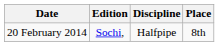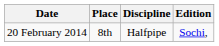columns swapped: (110, 13) <-> (198, 13)
